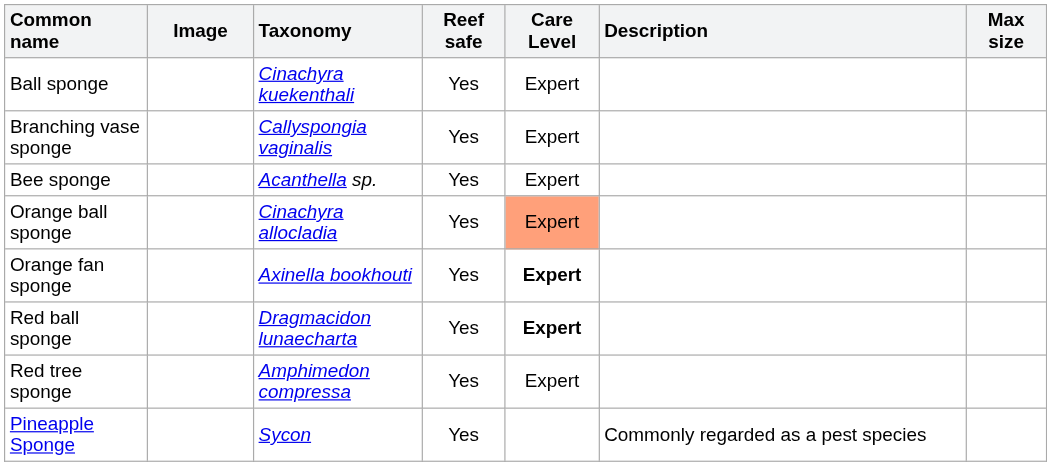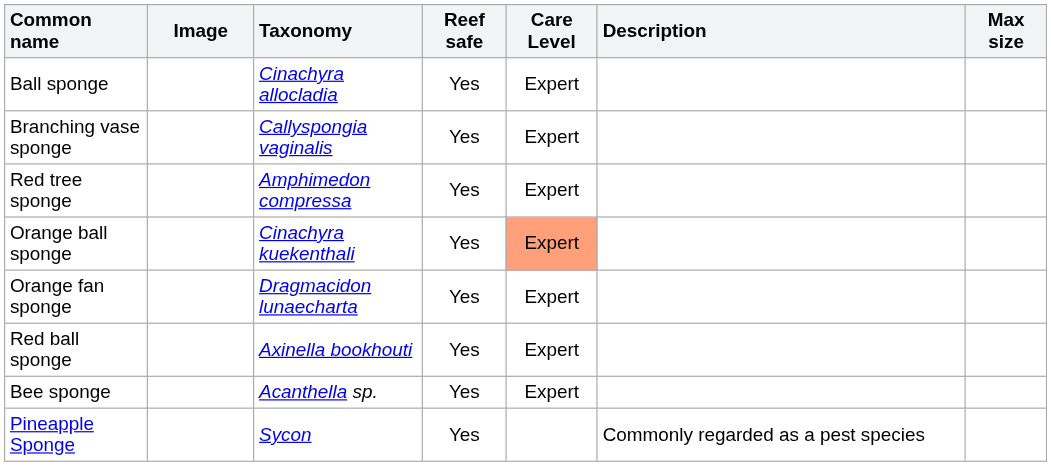(306, 84) Cinachyra kuekenthali -> (302, 84) Cinachyra allocladia
rows swapped: (60, 179) <-> (46, 381)
(301, 222) Cinachyra allocladia -> (307, 243) Cinachyra kuekenthali
(335, 275) Axinella bookhouti -> (315, 296) Dragmacidon lunaecharta
(552, 275) bold -> (552, 296) normal
(315, 328) Dragmacidon lunaecharta -> (336, 349) Axinella bookhouti
(552, 328) bold -> (552, 349) normal
